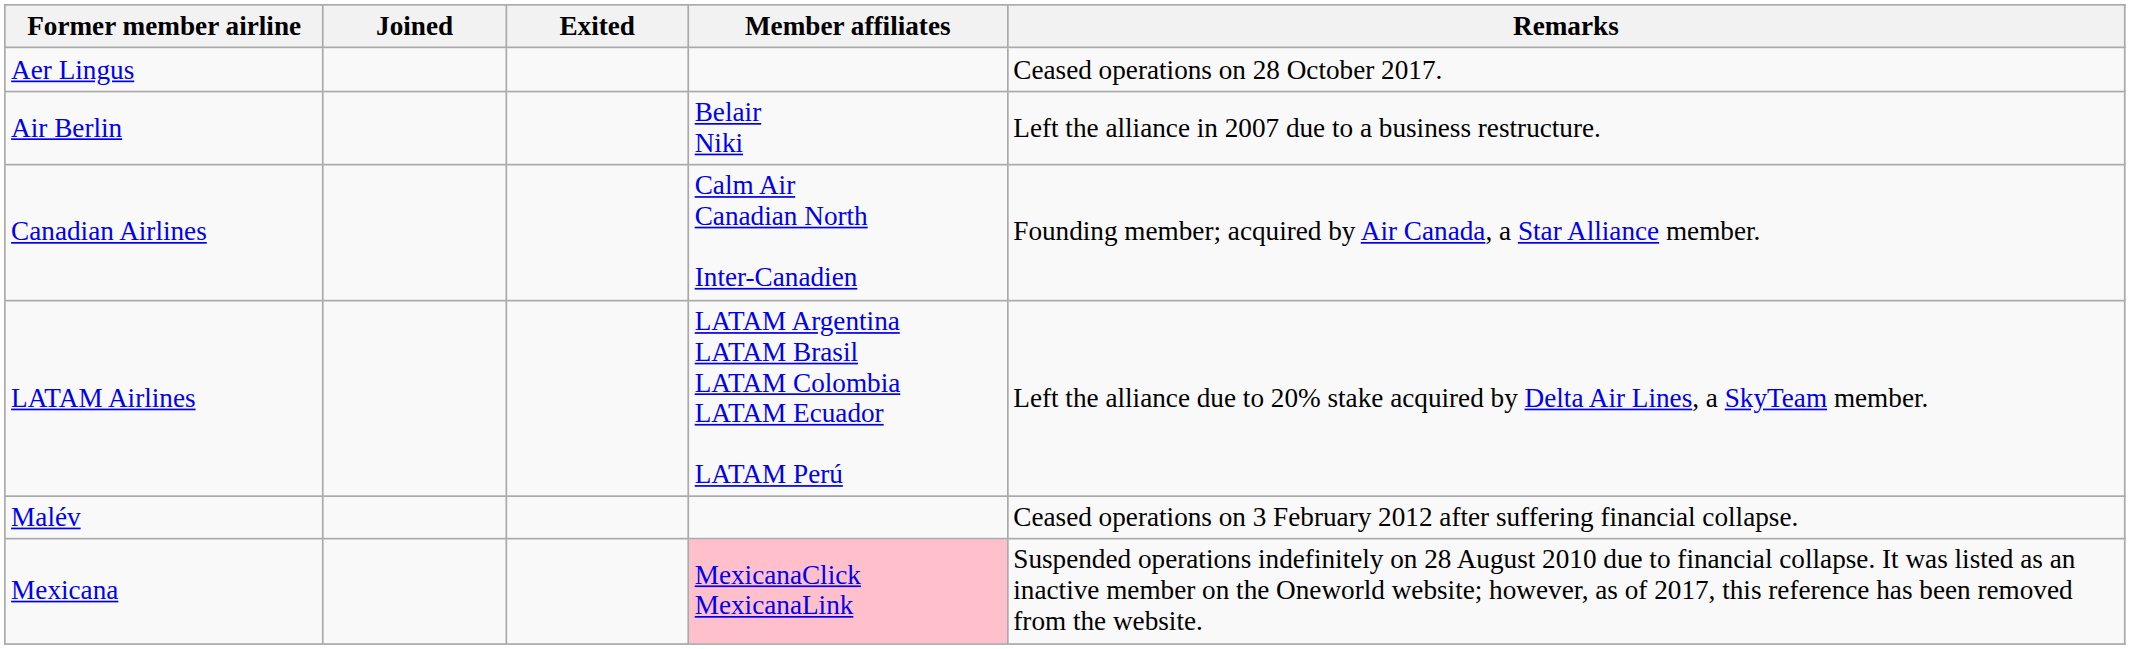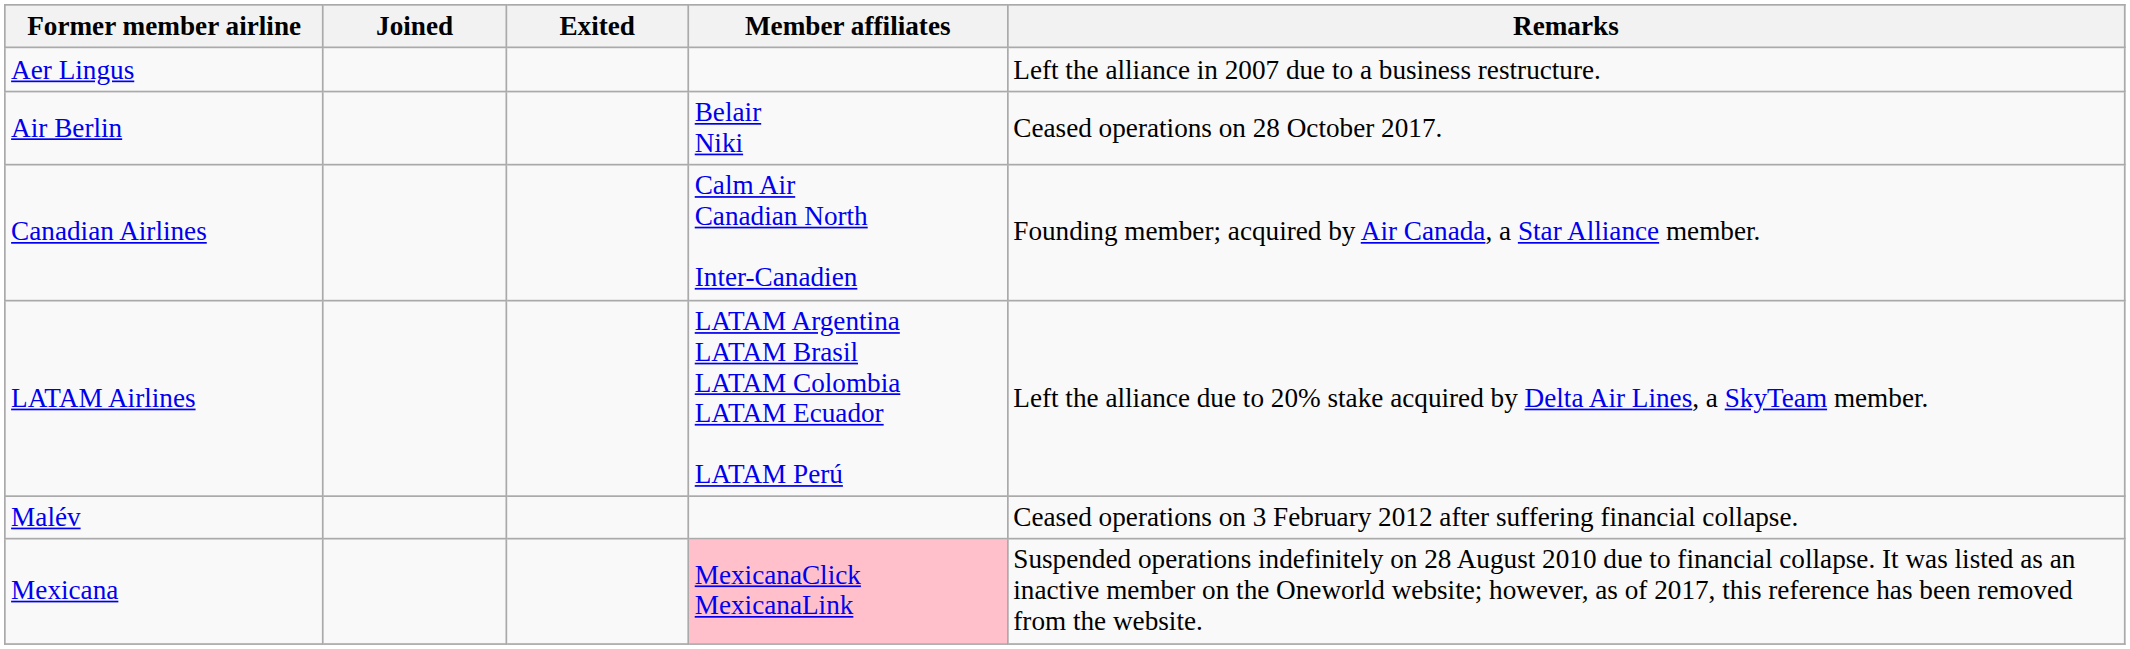(1228, 69) Ceased operations on 28 October 2017. -> (1307, 69) Left the alliance in 2007 due to a business restructure.
(1307, 127) Left the alliance in 2007 due to a business restructure. -> (1228, 127) Ceased operations on 28 October 2017.
